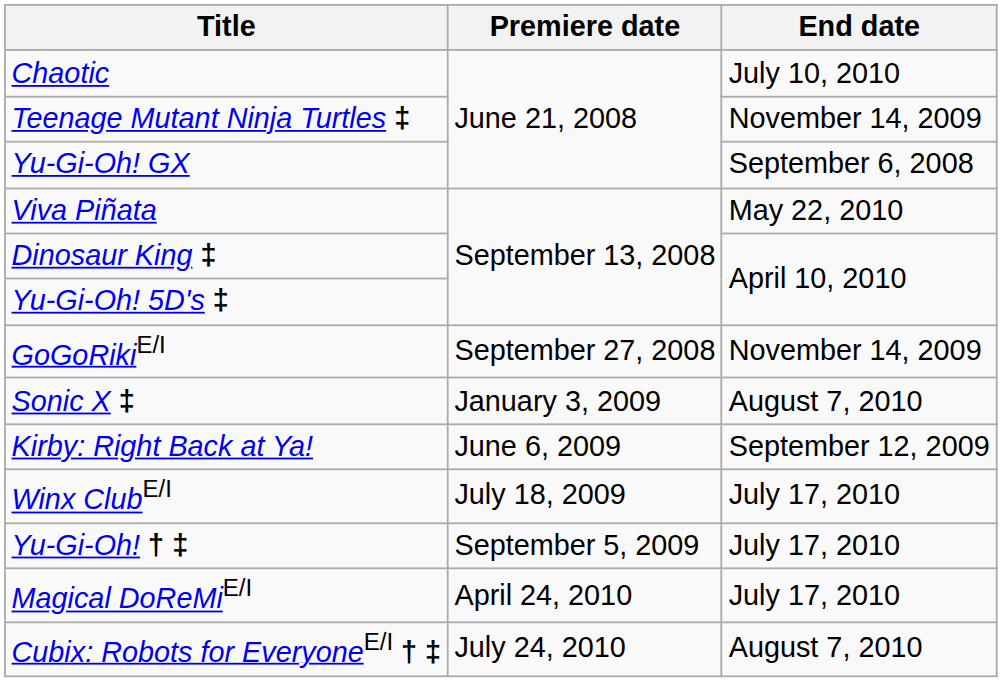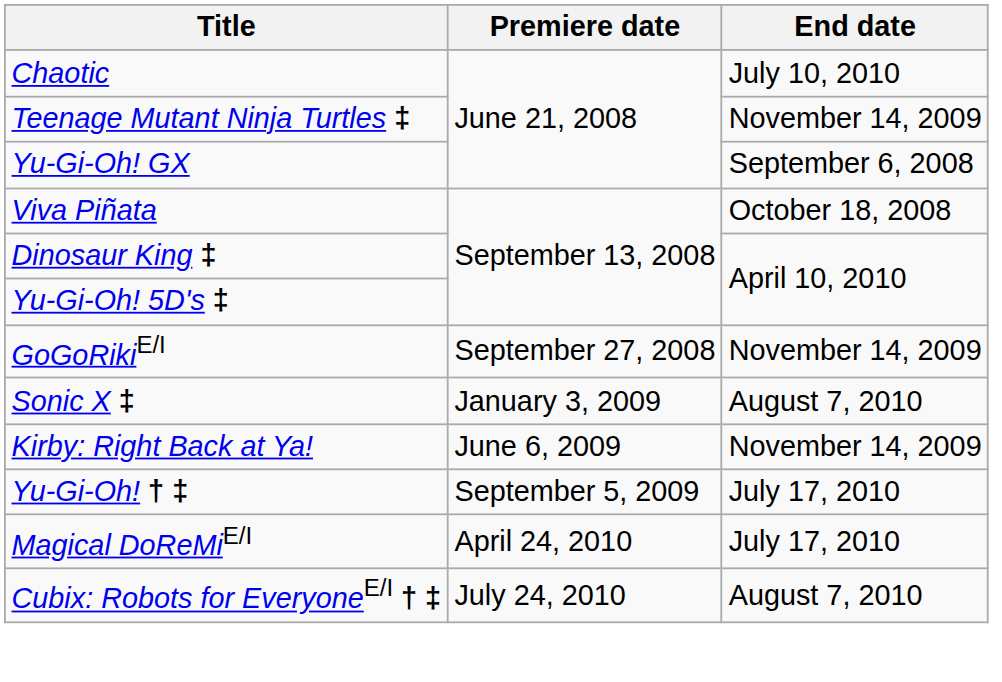(816, 210) May 22, 2010 -> (840, 210) October 18, 2008
(859, 446) September 12, 2009 -> (855, 446) November 14, 2009
- row: (92, 495)
